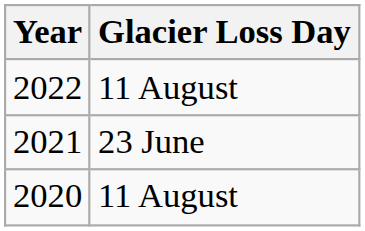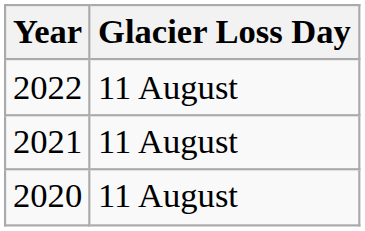(151, 141) 23 June -> (168, 141) 11 August
